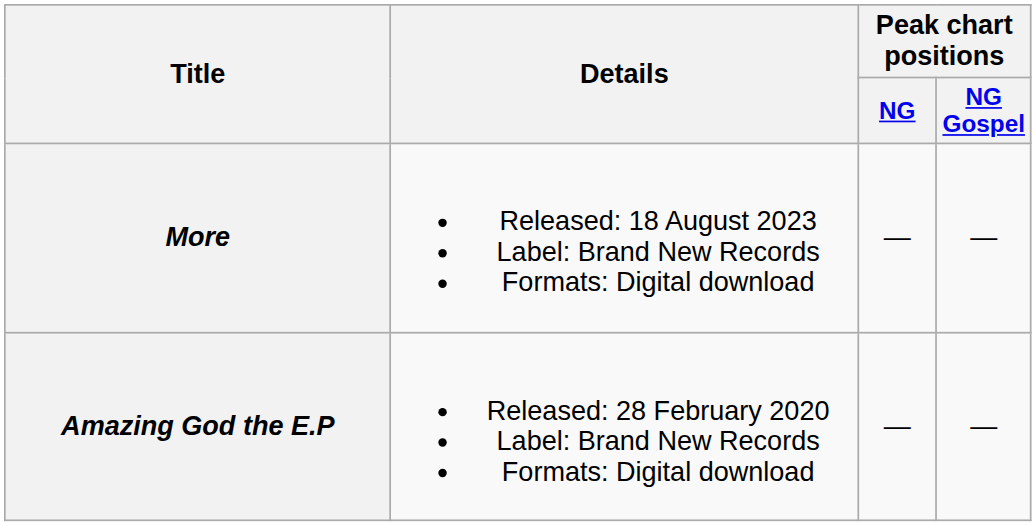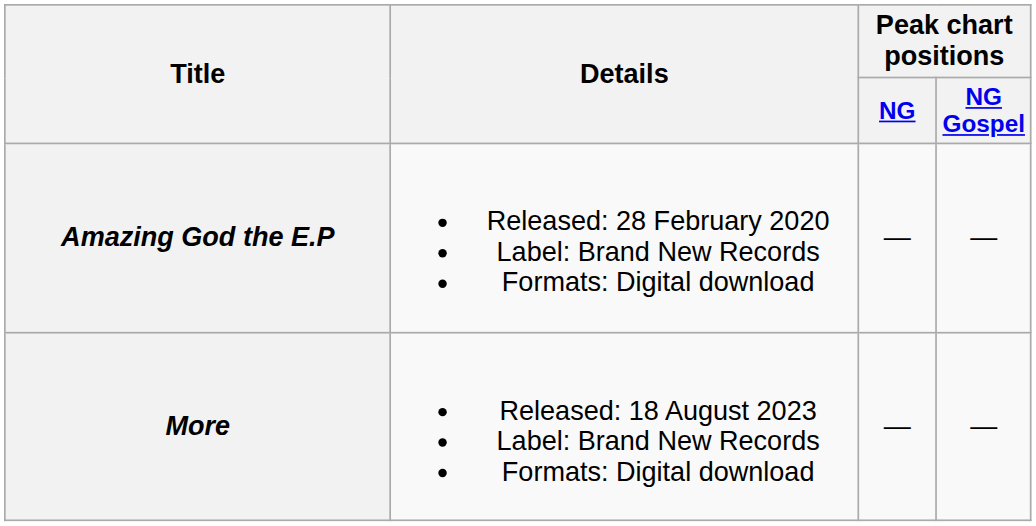rows swapped: (198, 425) <-> (198, 237)
